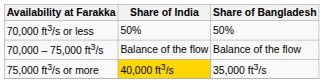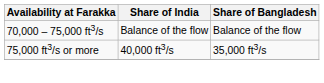- row: (50, 30)
(147, 69) gold background -> (147, 49) no background
